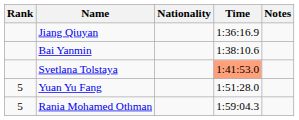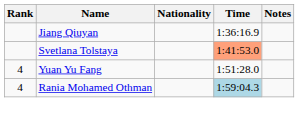- row: (65, 51)
(20, 88) 5 -> (20, 69) 4
(20, 106) 5 -> (20, 88) 4
(238, 106) no background -> (238, 88) lightblue background
